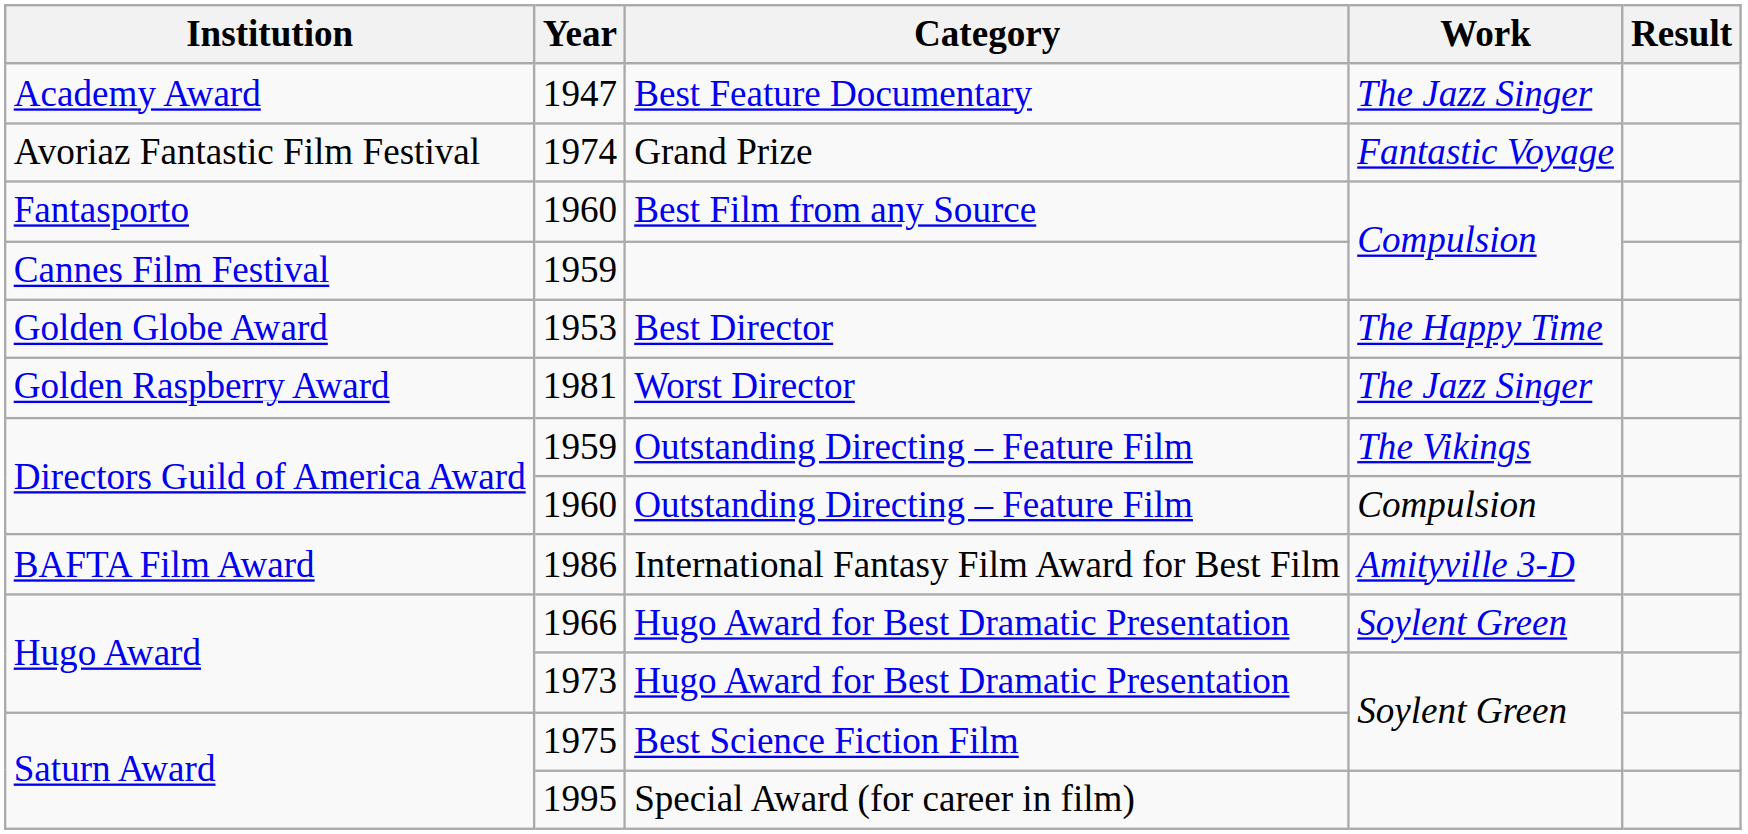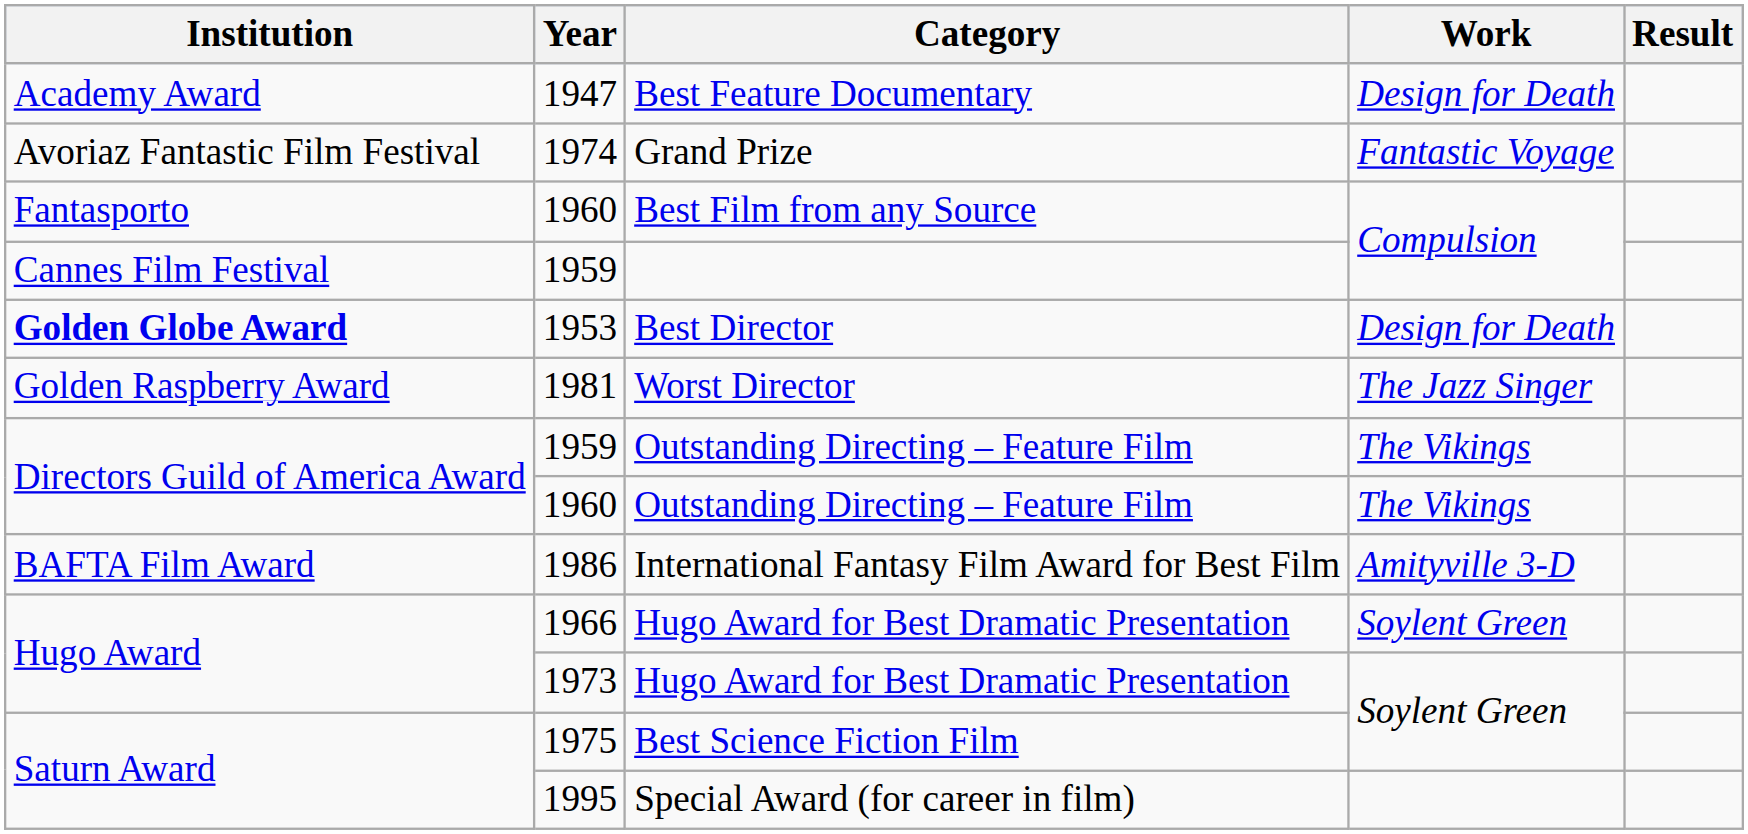(1475, 92) The Jazz Singer -> (1486, 92) Design for Death
(171, 328) normal -> (180, 328) bold
(1480, 328) The Happy Time -> (1486, 328) Design for Death
(1447, 504) Compulsion -> (1444, 504) The Vikings
